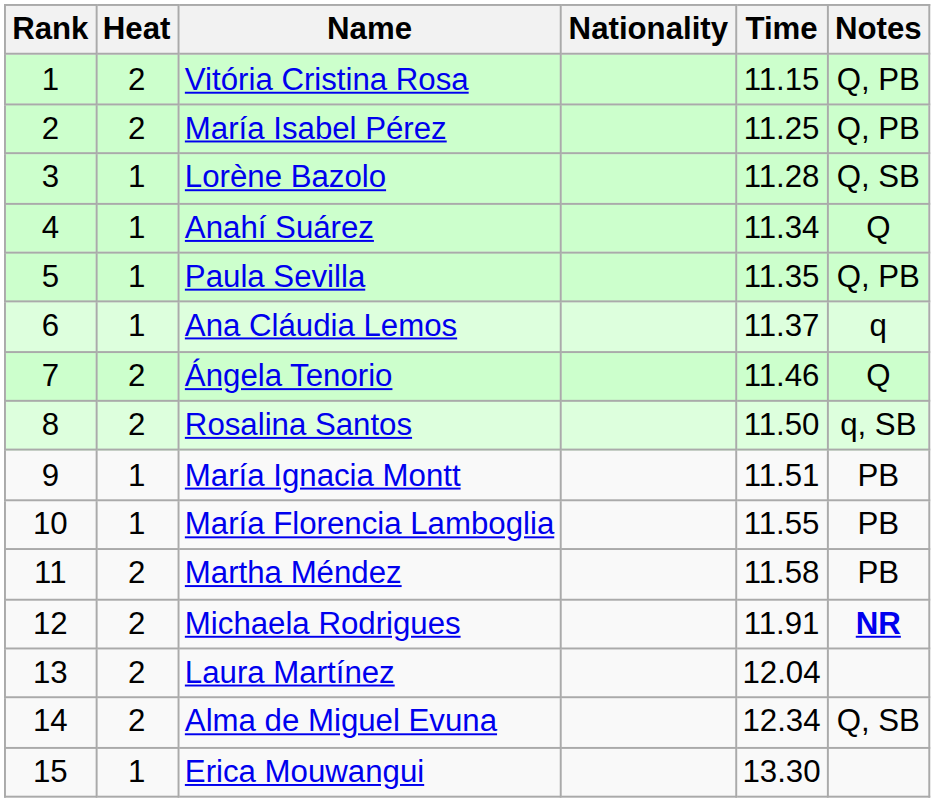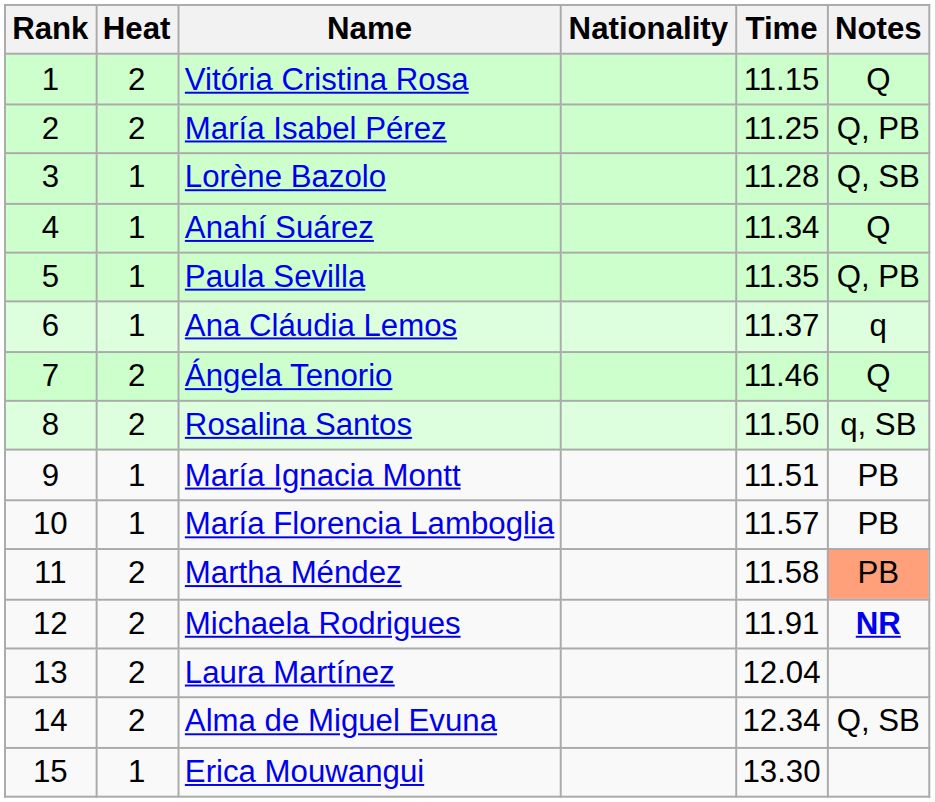(878, 78) Q, PB -> (878, 78) Q
(782, 524) 11.55 -> (782, 524) 11.57
(878, 573) no background -> (878, 573) lightsalmon background
